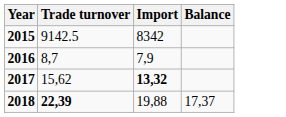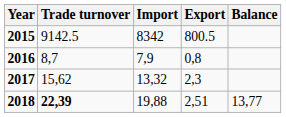+ column: (205, 15)
(152, 79) bold -> (152, 79) normal
(200, 101) 17,37 -> (247, 101) 13,77
